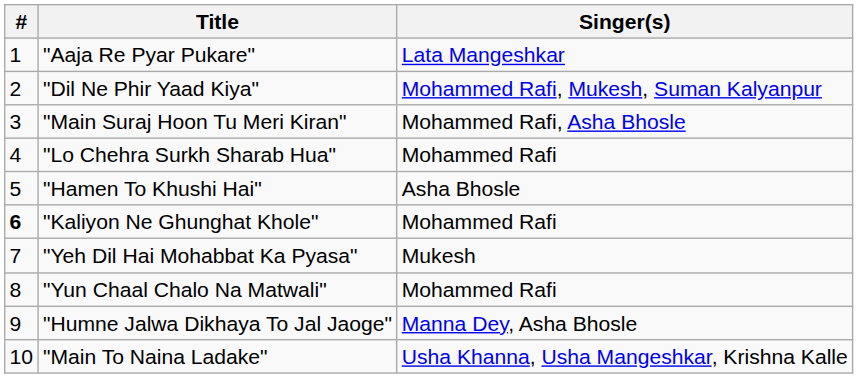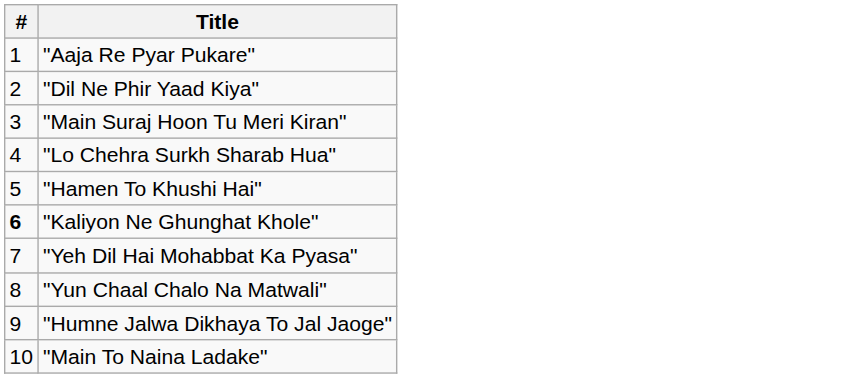- column: (625, 22)
